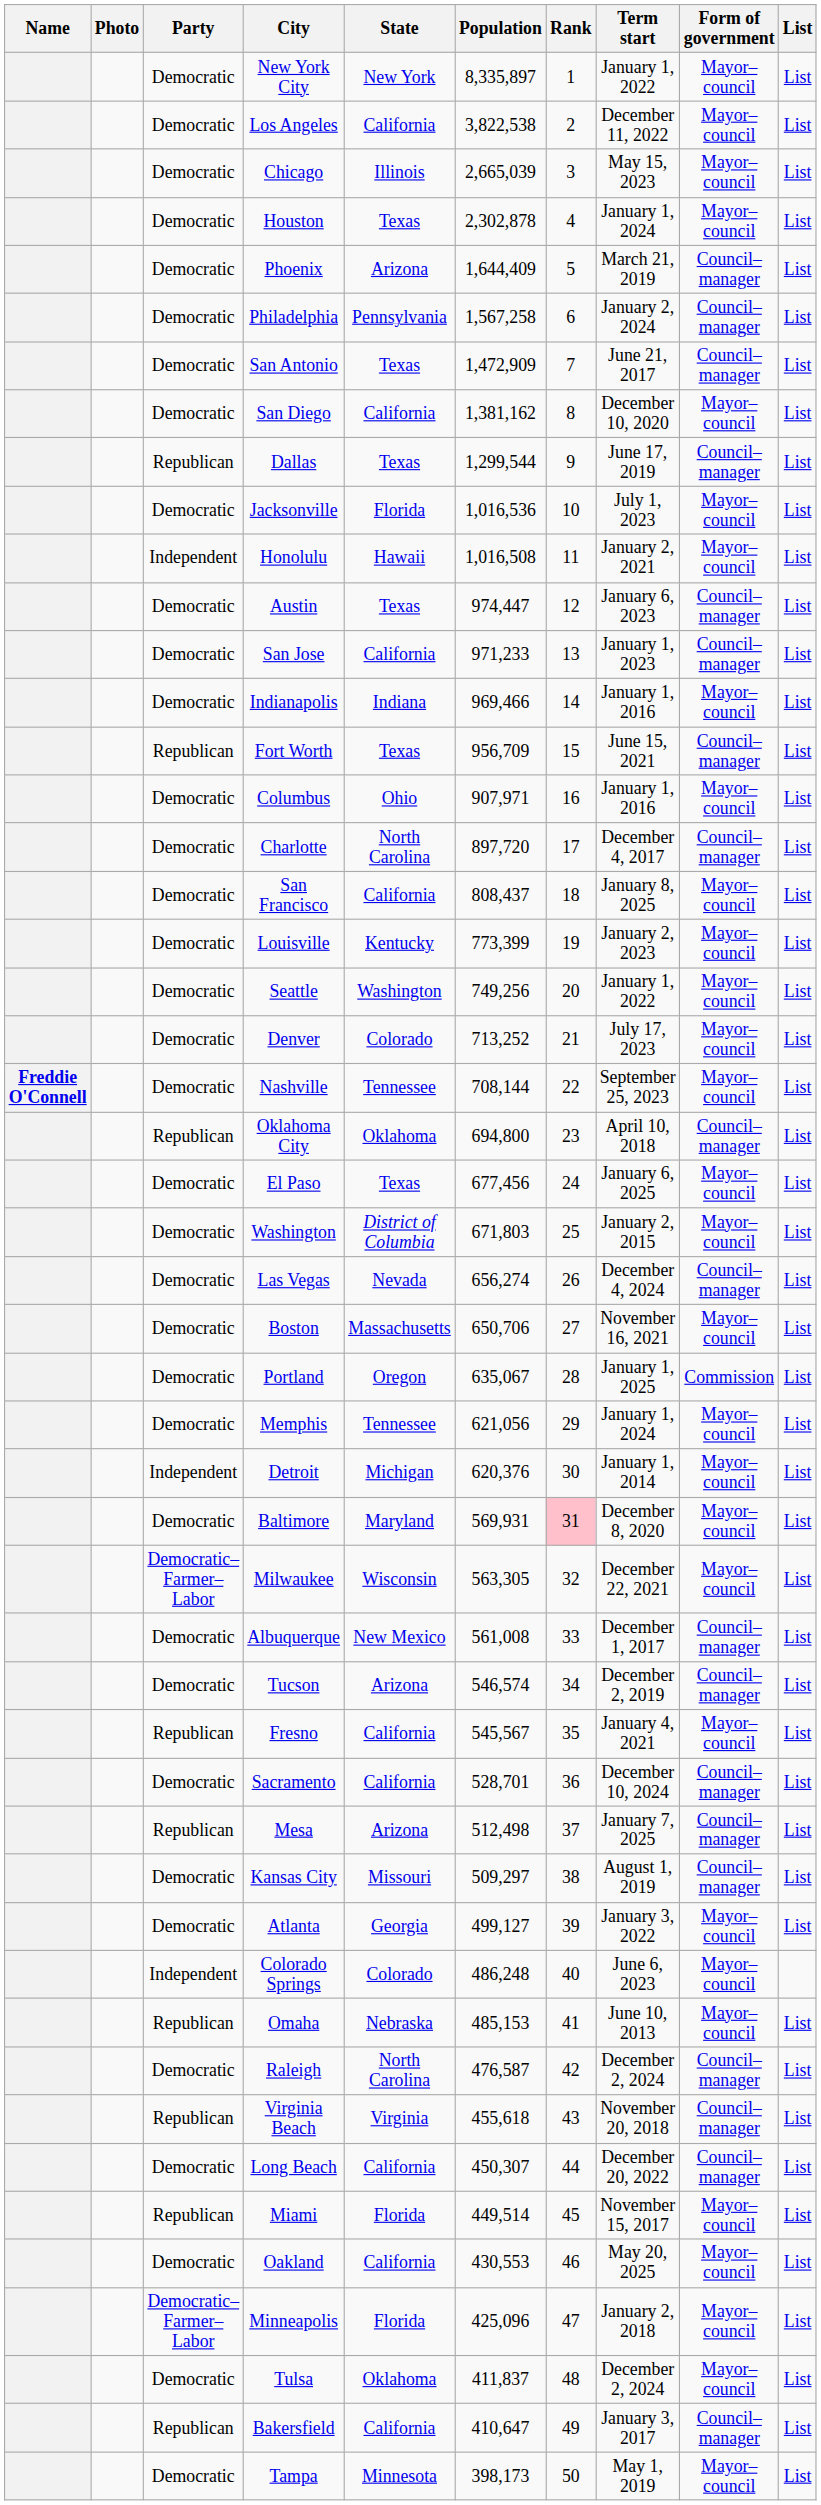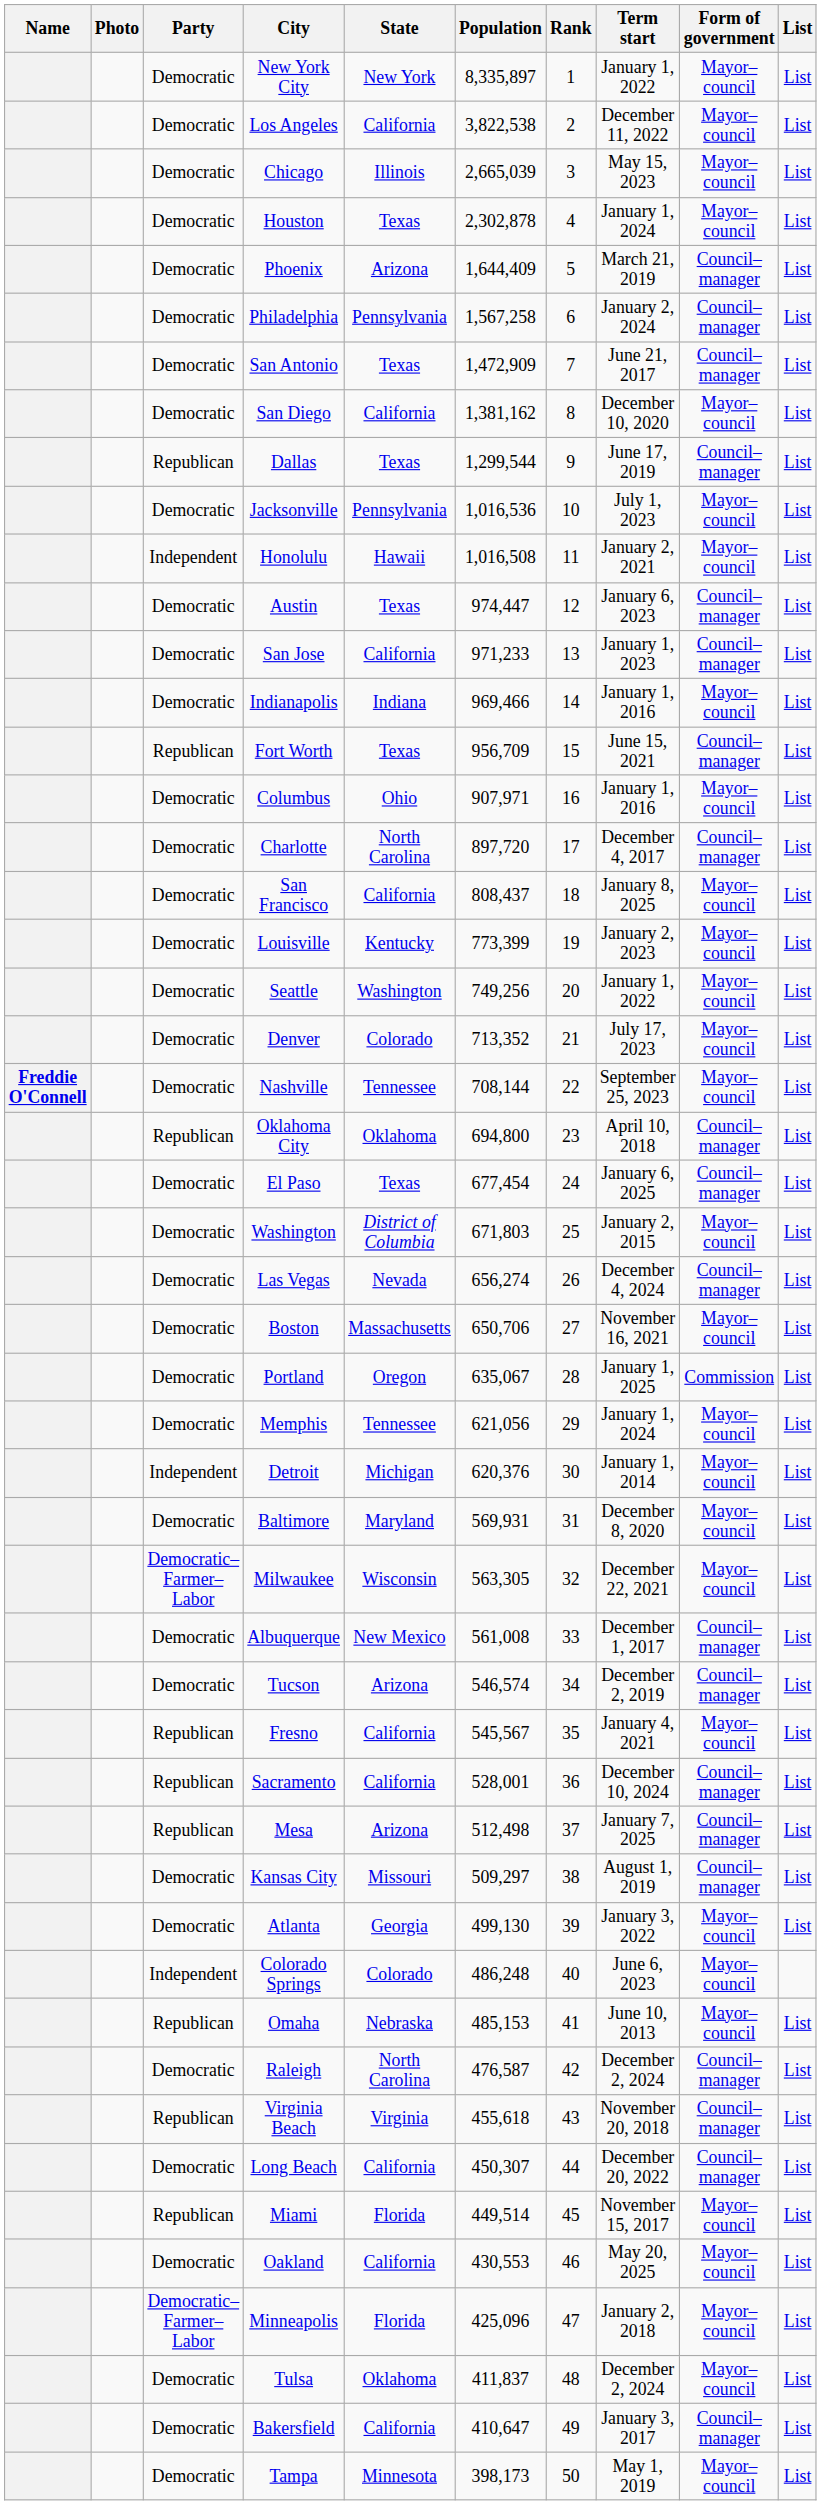(399, 510) Florida -> (399, 510) Pennsylvania
(500, 1039) 713,252 -> (500, 1039) 713,352
(500, 1184) 677,456 -> (500, 1184) 677,454
(729, 1184) Mayor–council -> (729, 1184) Council–manager
(571, 1521) pink background -> (571, 1521) no background
(193, 1781) Democratic -> (193, 1781) Republican
(500, 1781) 528,701 -> (500, 1781) 528,001
(500, 1926) 499,127 -> (500, 1926) 499,130
(193, 2427) Republican -> (193, 2427) Democratic
